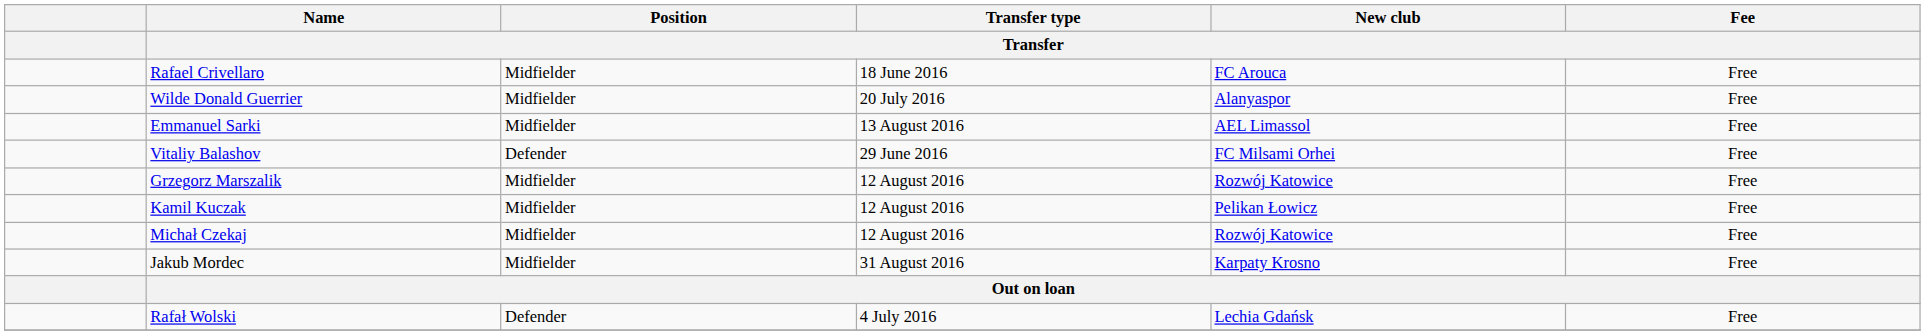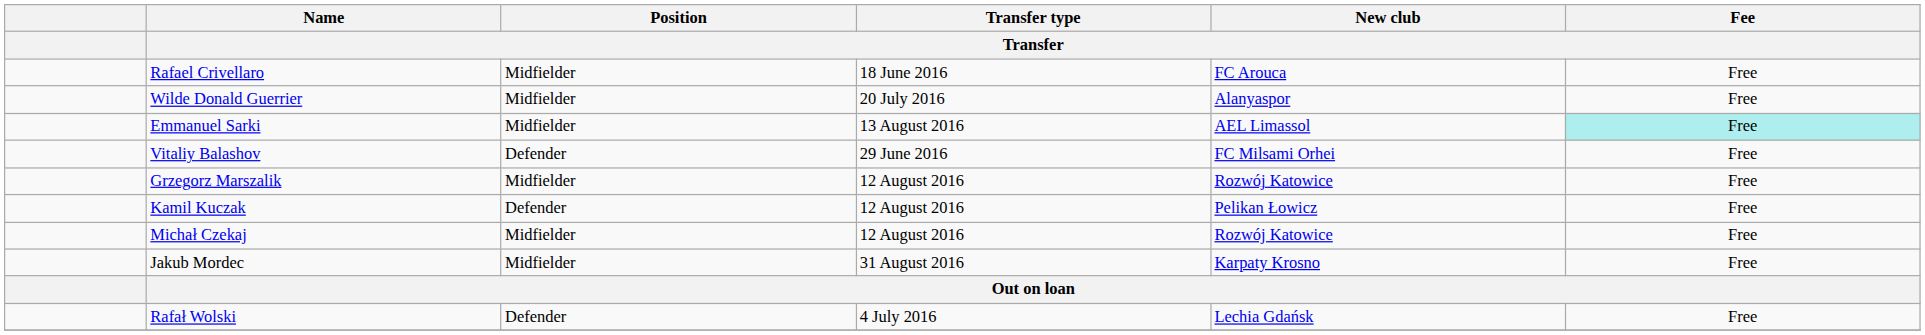(1743, 126) no background -> (1743, 126) paleturquoise background
(540, 207) Midfielder -> (536, 207) Defender
